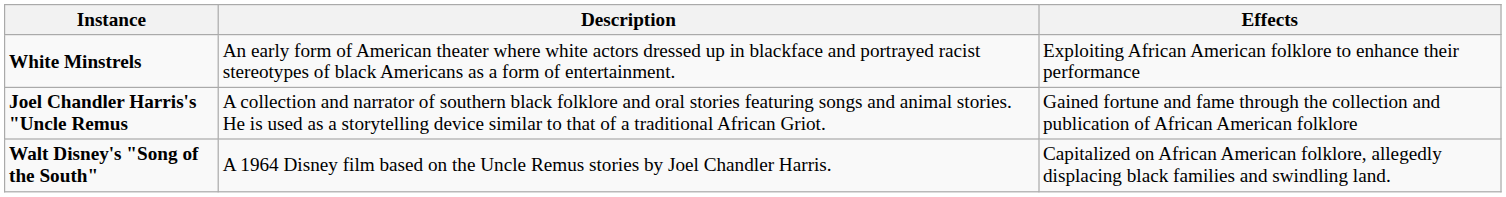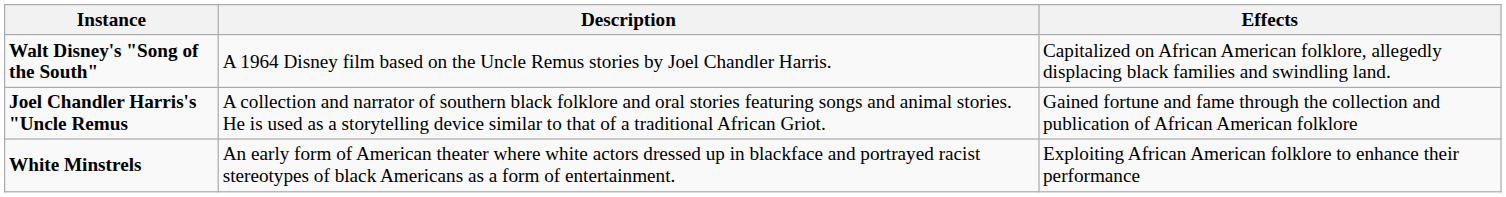rows swapped: (104, 165) <-> (75, 60)
